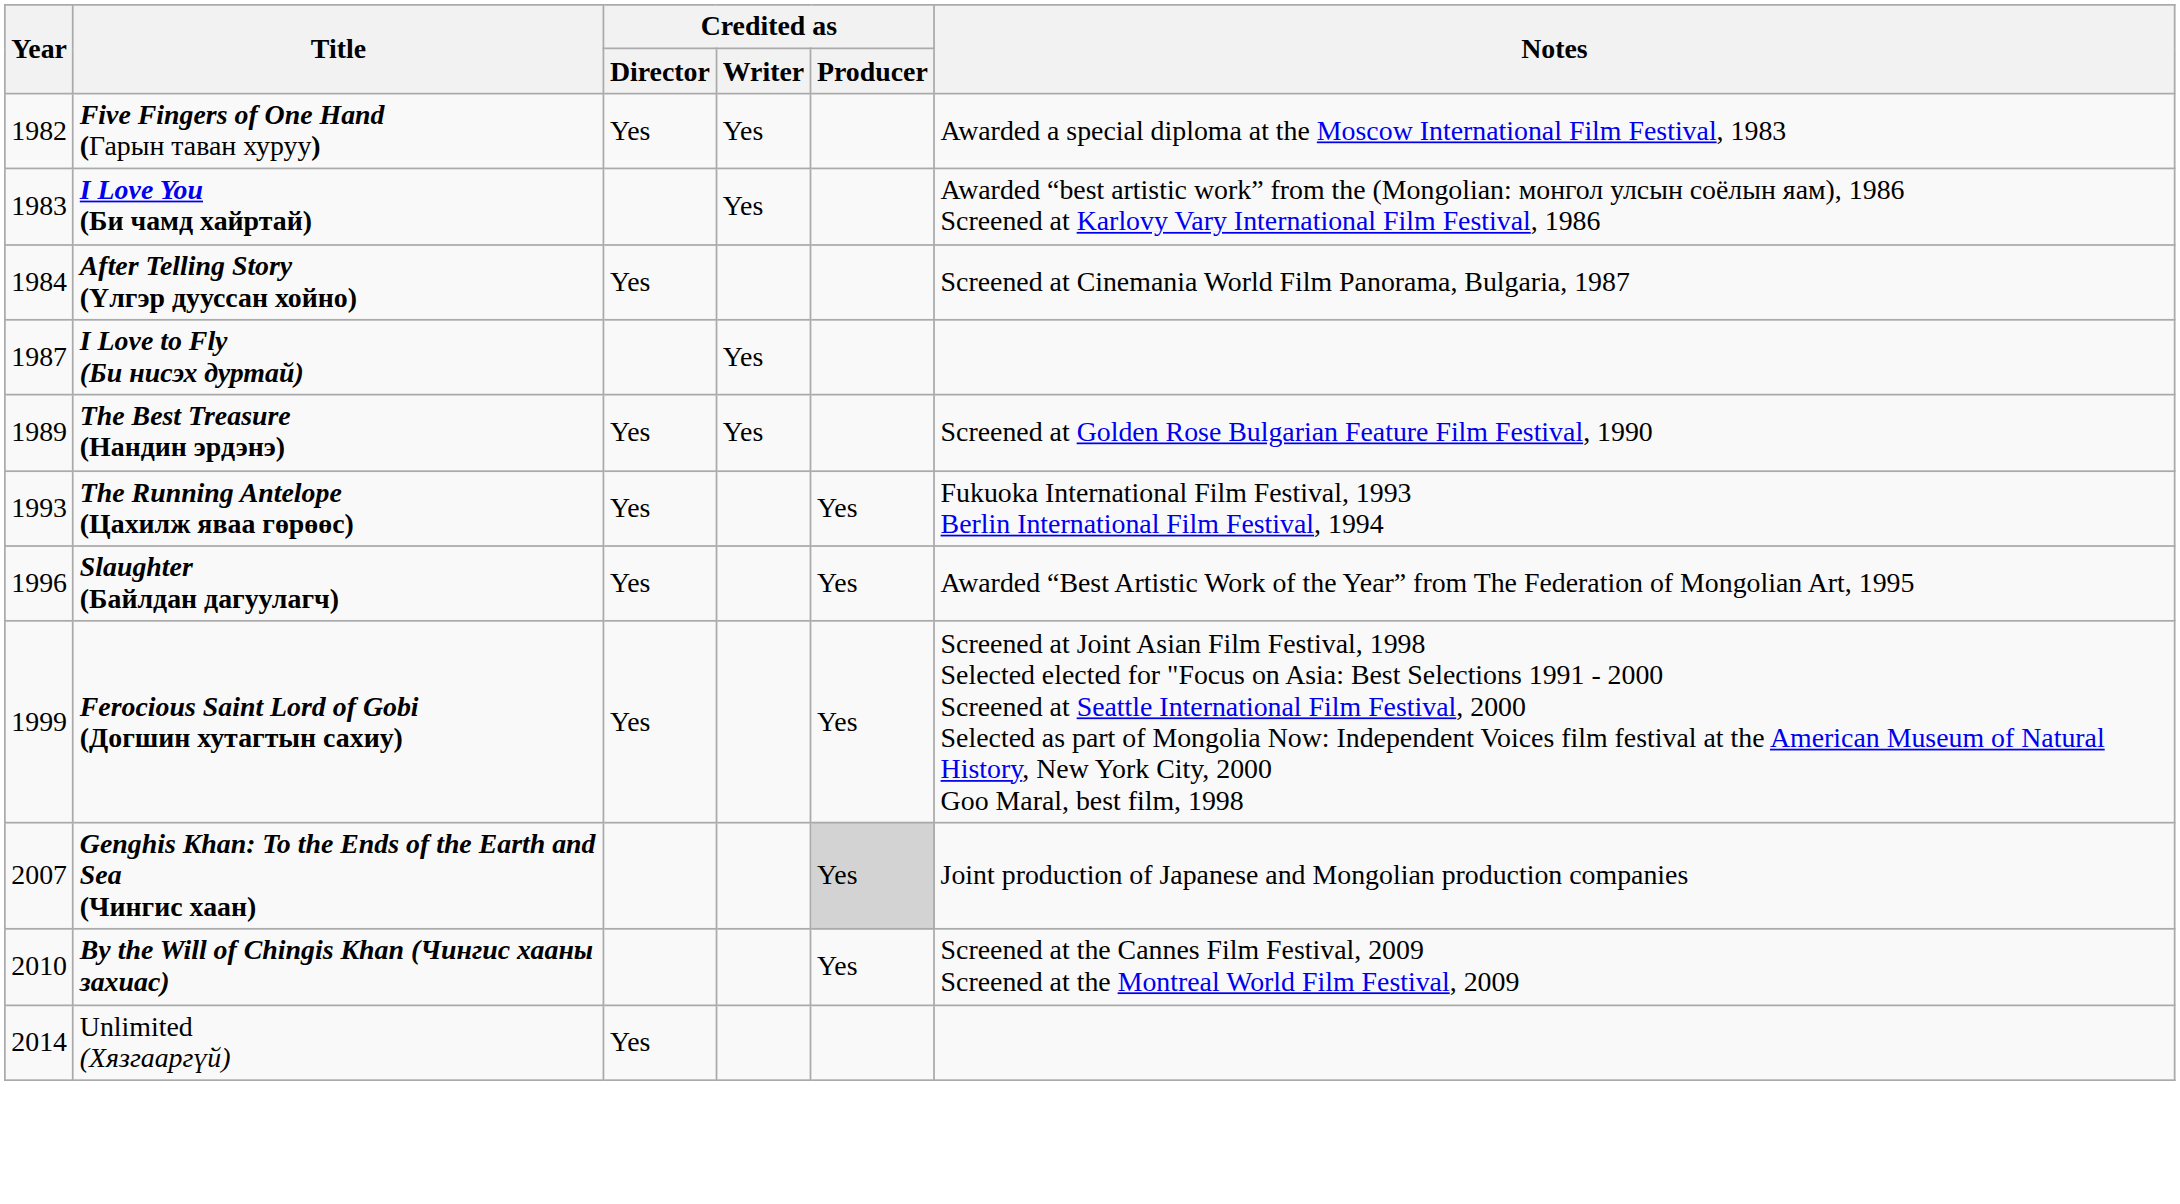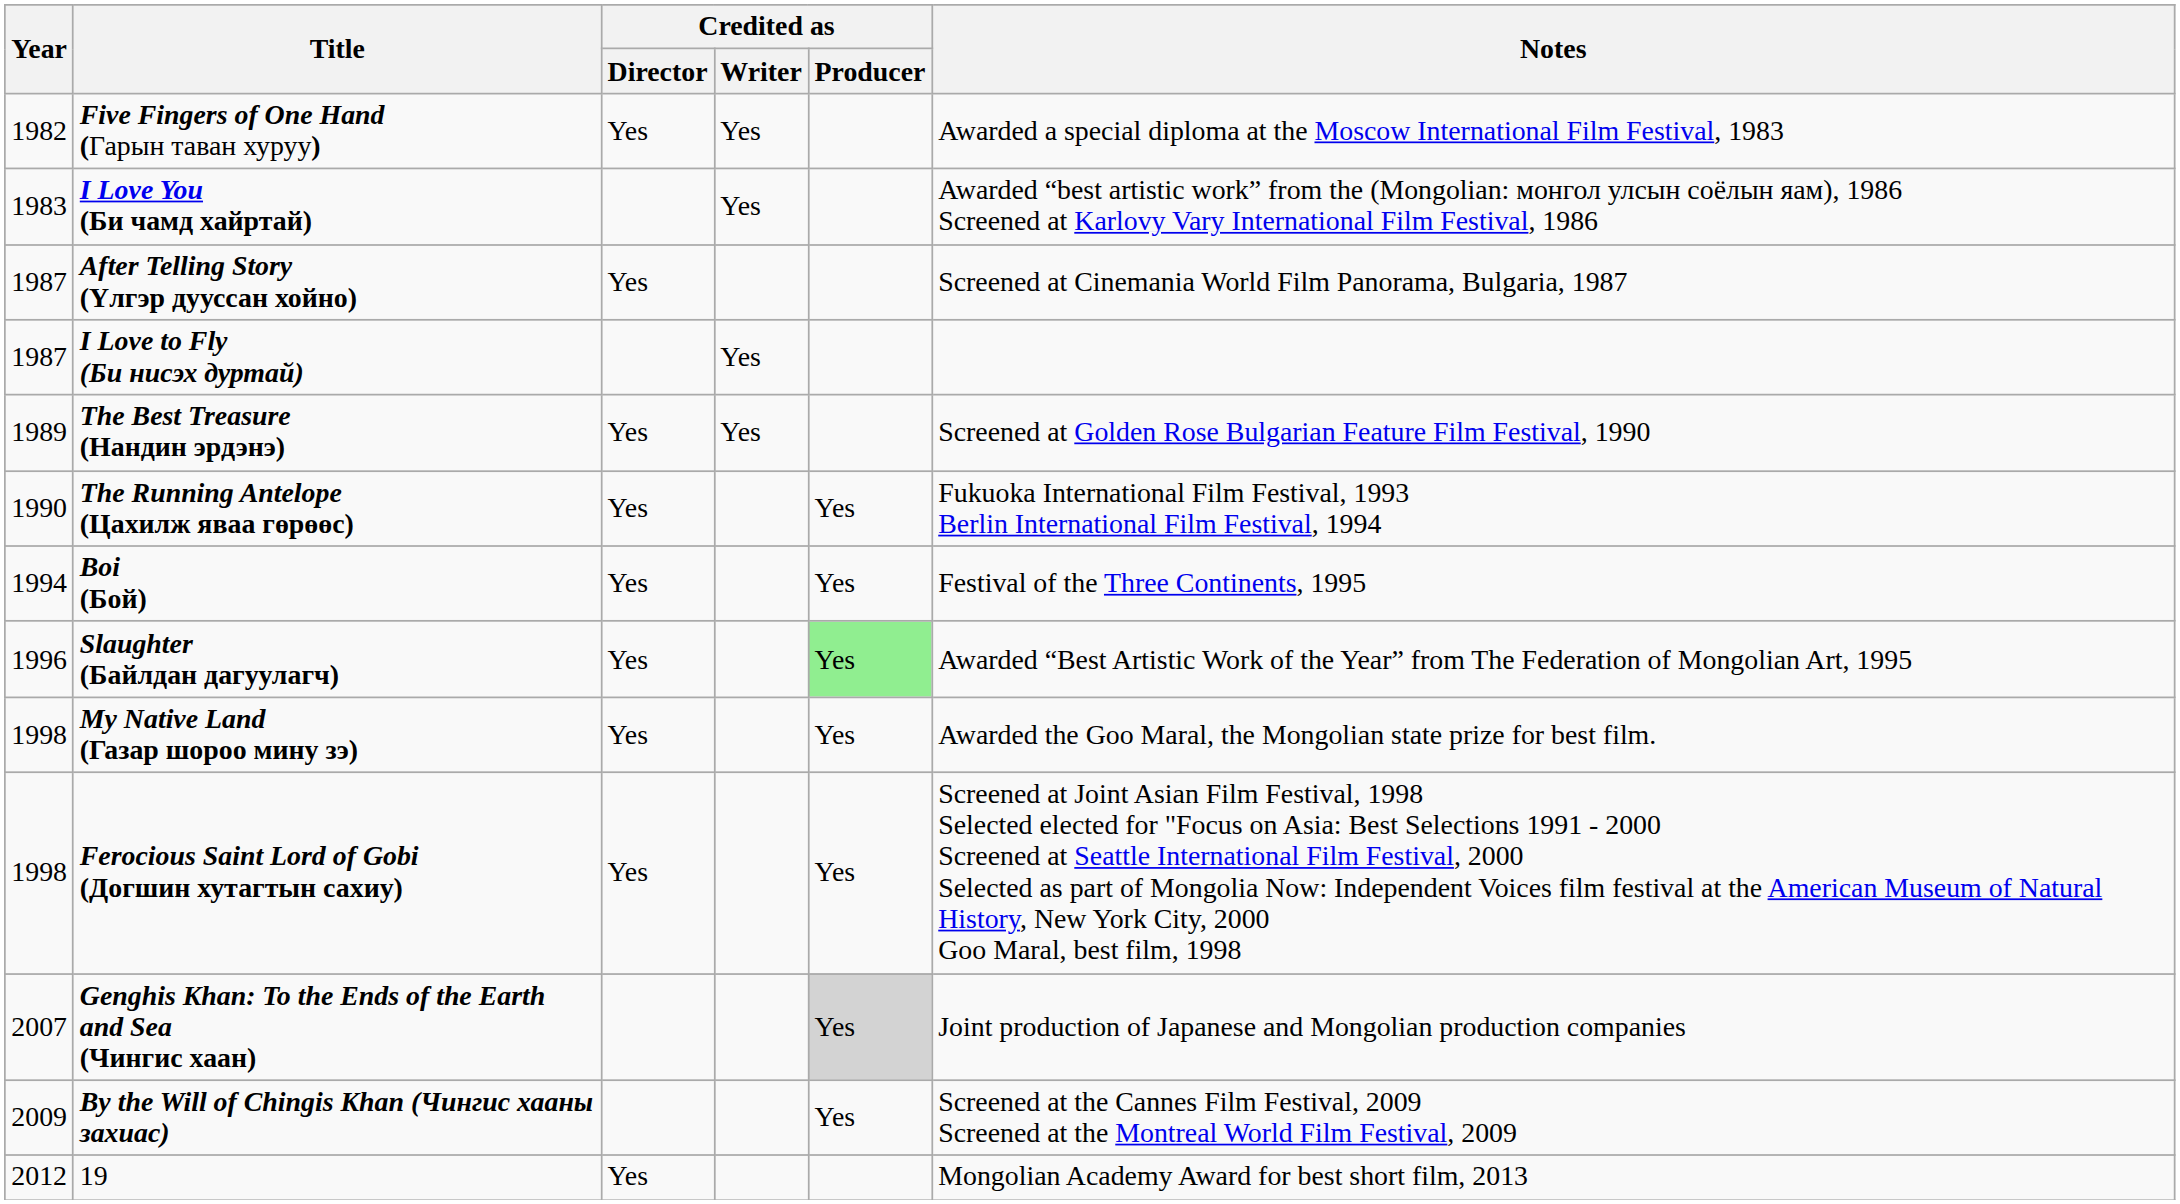(39, 281) 1984 -> (39, 281) 1987
(39, 507) 1993 -> (39, 507) 1990
+ row: (113, 583)
(837, 583) no background -> (835, 658) lightgreen background
+ row: (219, 734)
(39, 721) 1999 -> (39, 872) 1998
(39, 966) 2010 -> (39, 1117) 2009
+ row: (94, 1177)
- row: (155, 1041)
